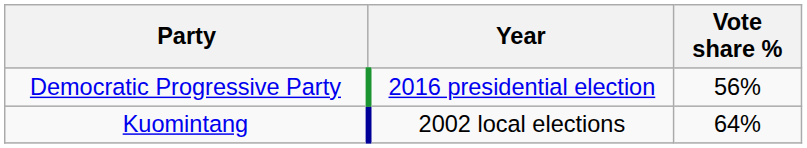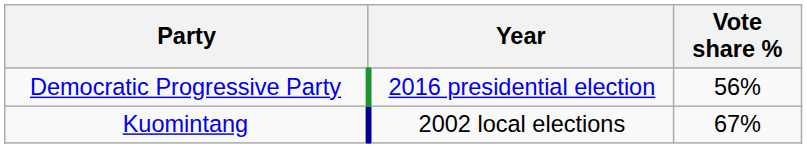(737, 124) 64% -> (737, 124) 67%
